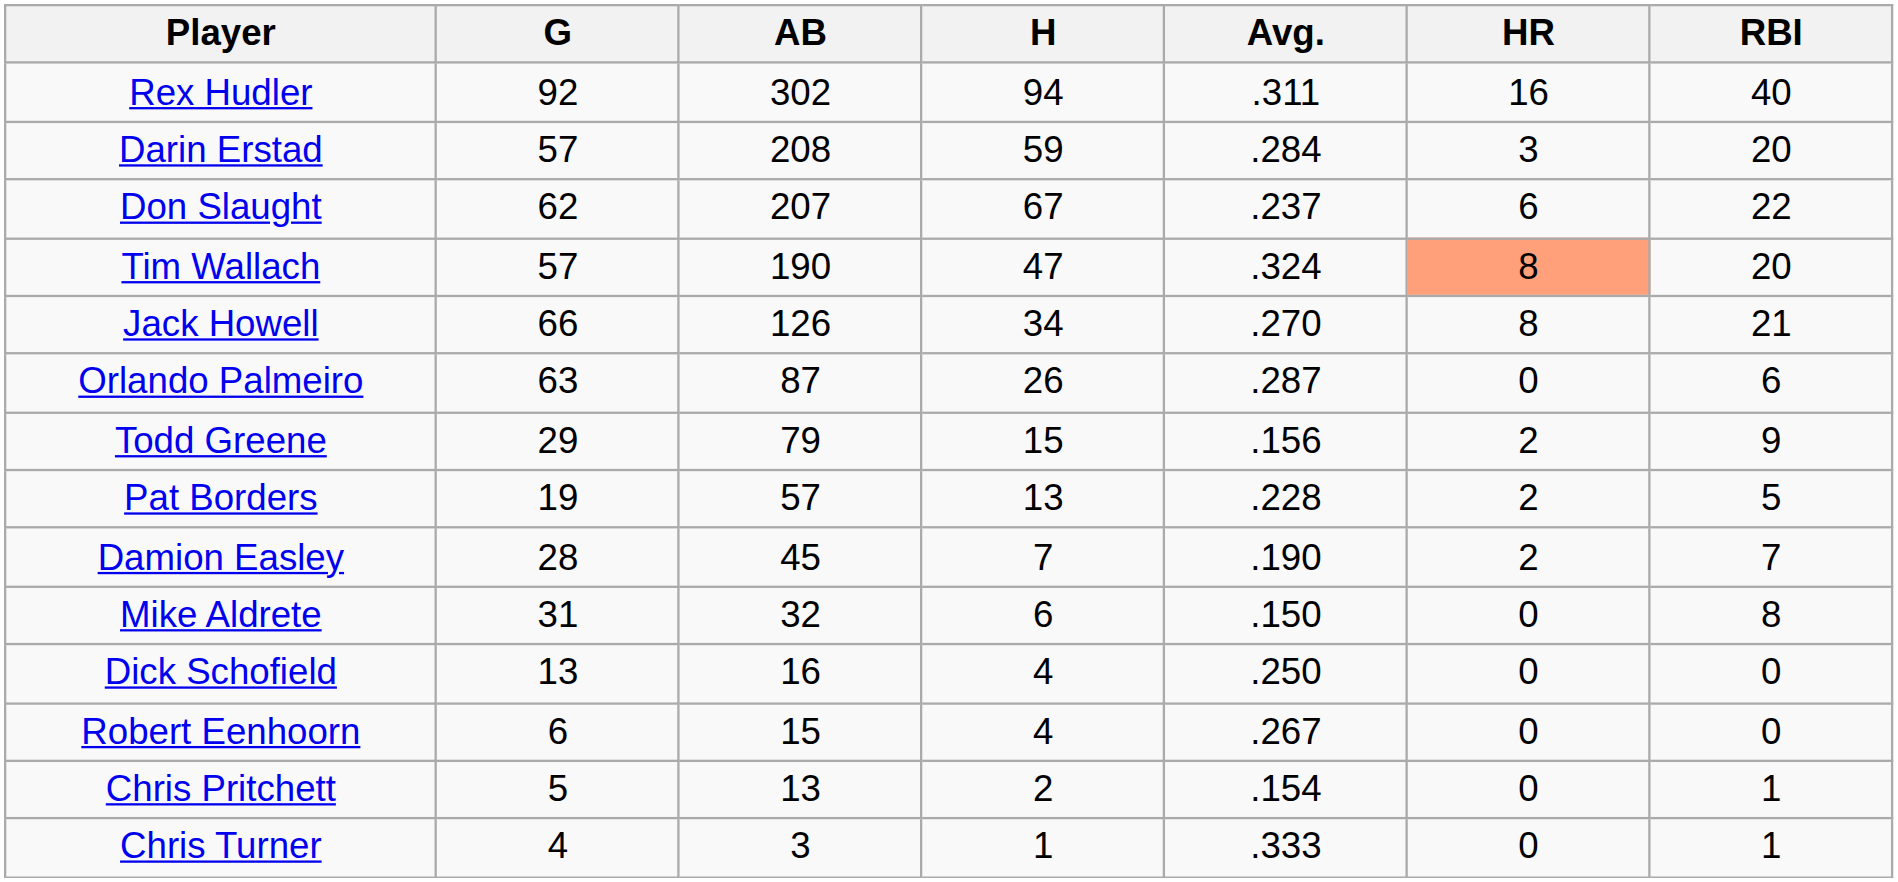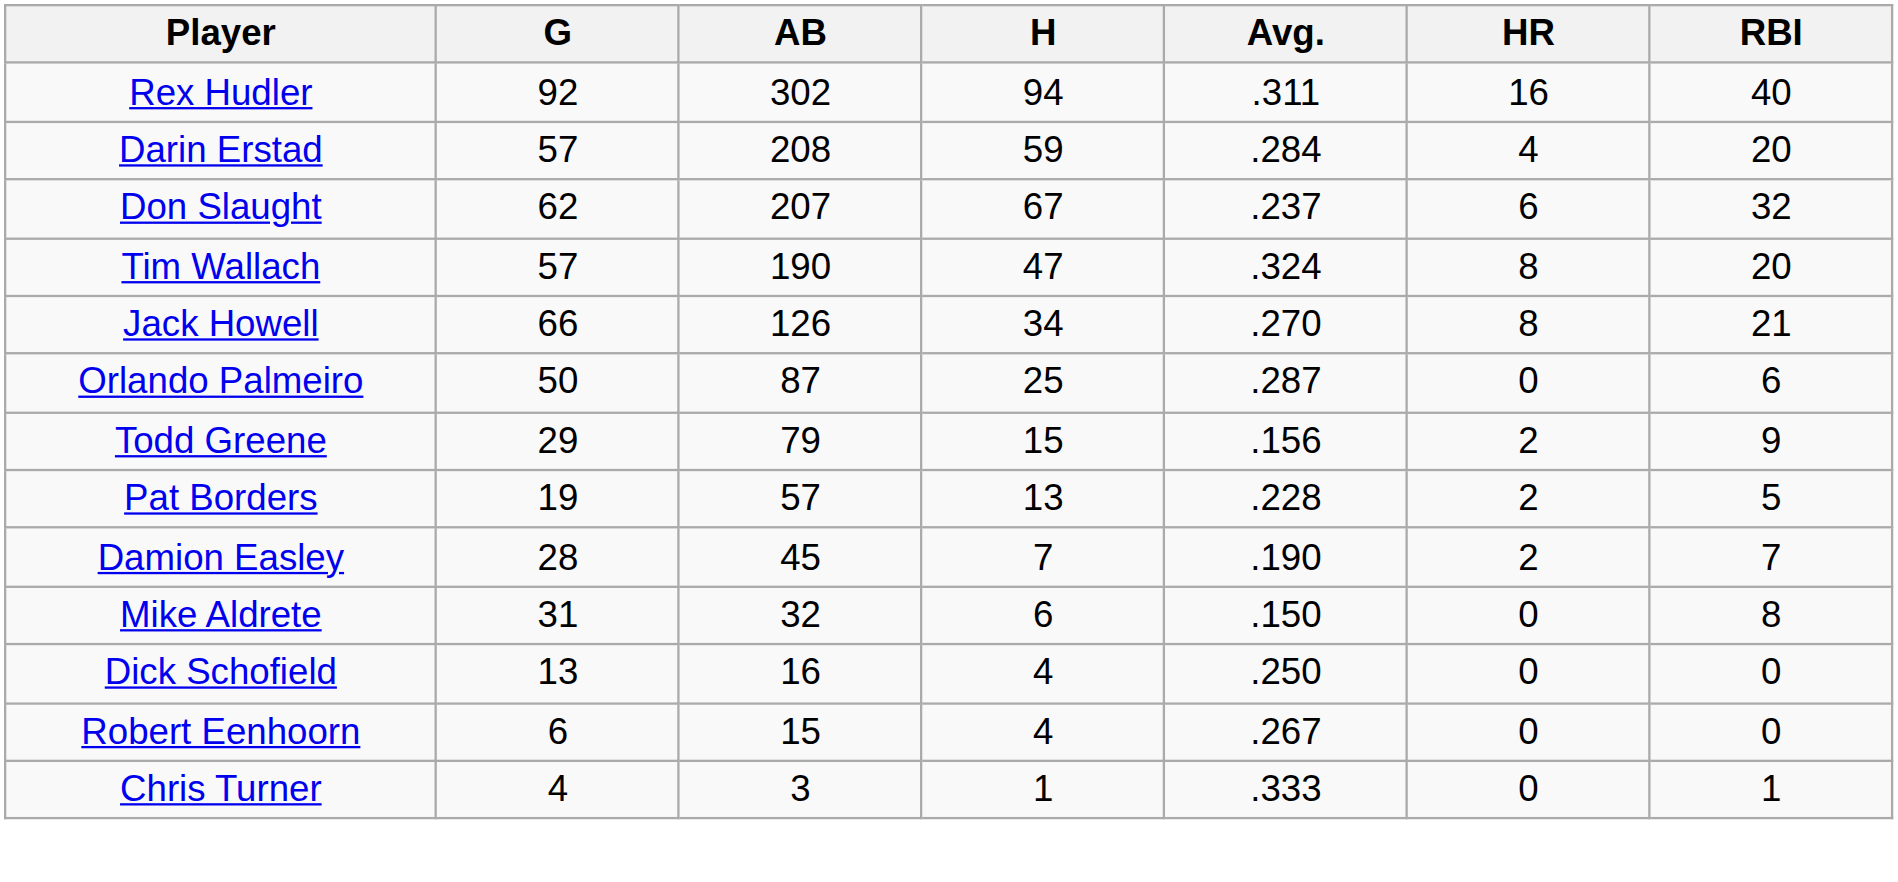(1529, 149) 3 -> (1529, 149) 4
(1771, 207) 22 -> (1771, 207) 32
(1529, 265) lightsalmon background -> (1529, 265) no background
(558, 382) 63 -> (558, 382) 50
(1043, 382) 26 -> (1043, 382) 25
- row: (221, 788)
